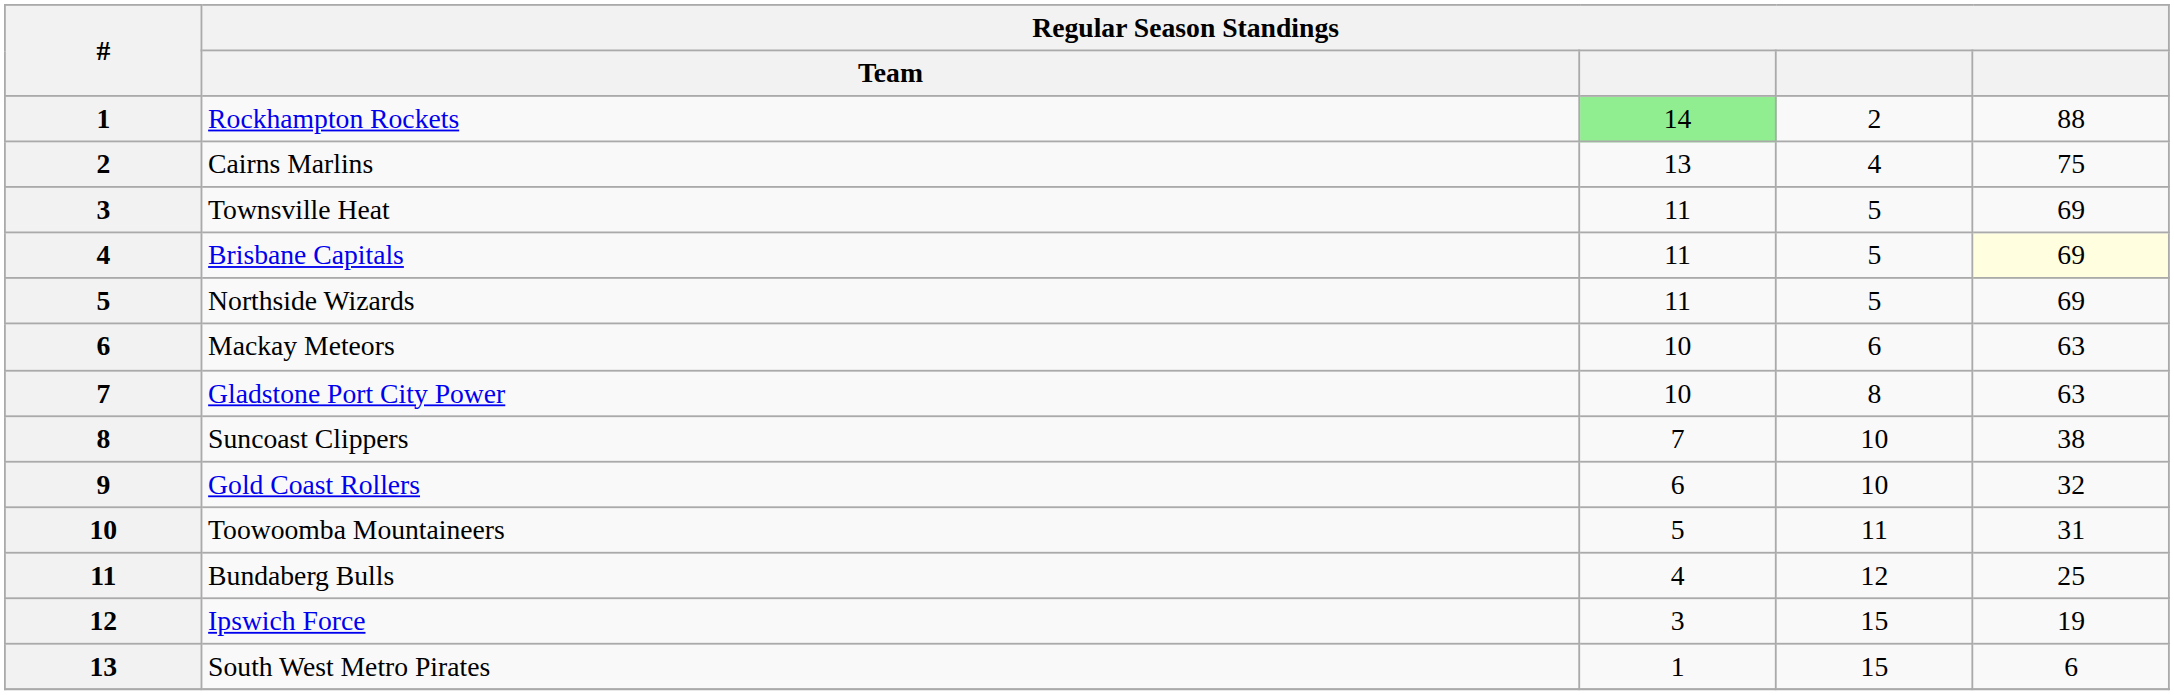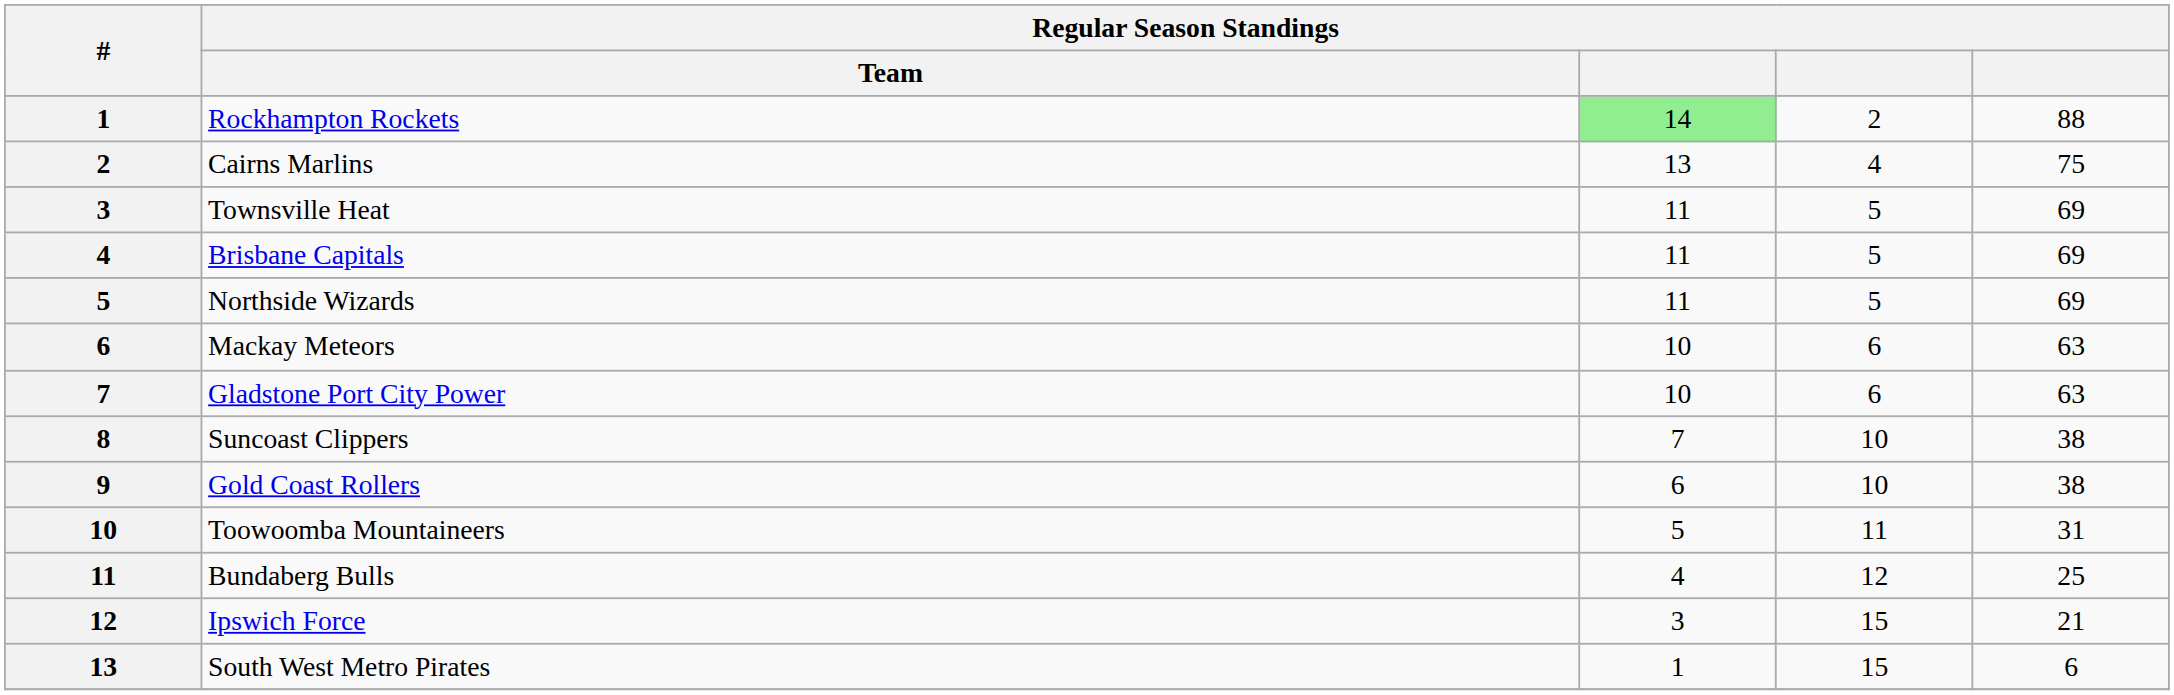(2071, 255) lightyellow background -> (2071, 255) no background
(1874, 392) 8 -> (1874, 392) 6
(2071, 483) 32 -> (2071, 483) 38
(2071, 620) 19 -> (2071, 620) 21
